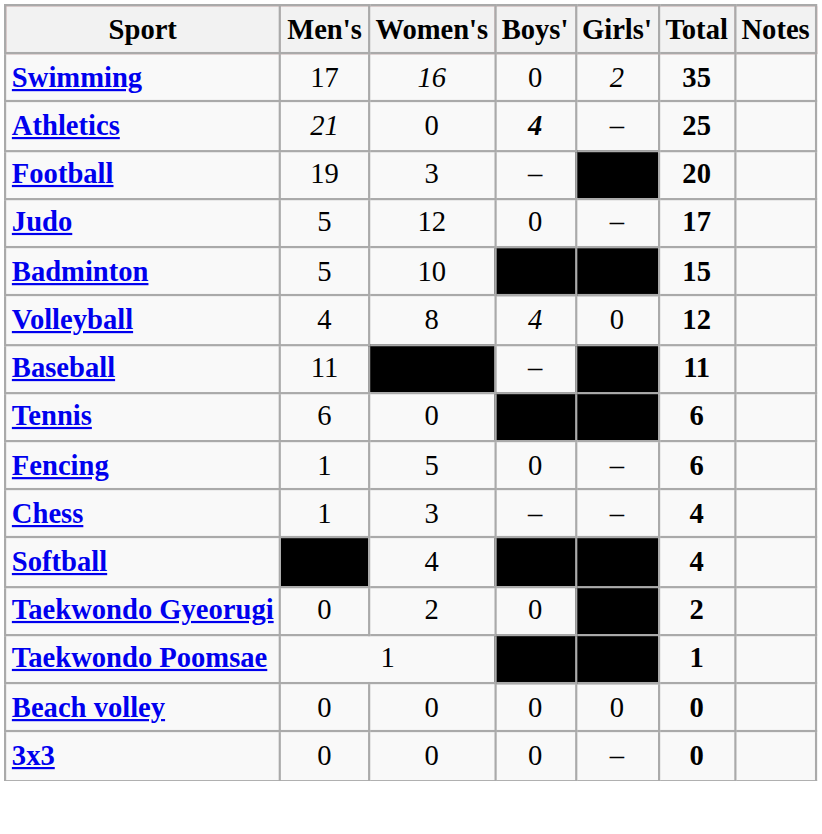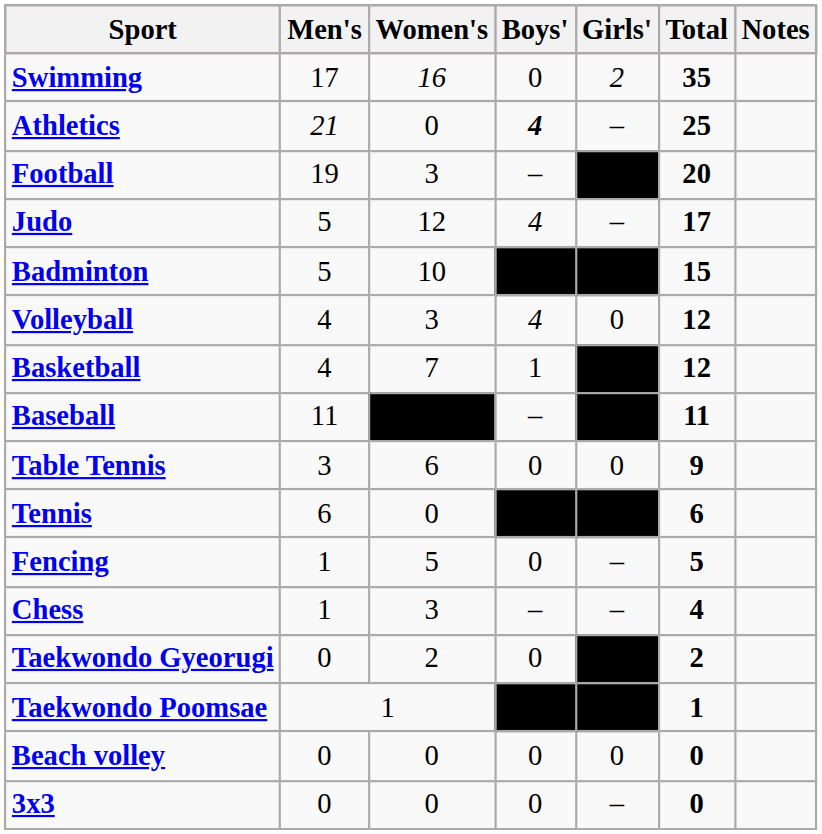(535, 222) 0 -> (535, 222) 4
(432, 319) 8 -> (432, 319) 3
+ row: (76, 367)
+ row: (89, 464)
(697, 464) 6 -> (697, 561) 5
- row: (60, 561)
